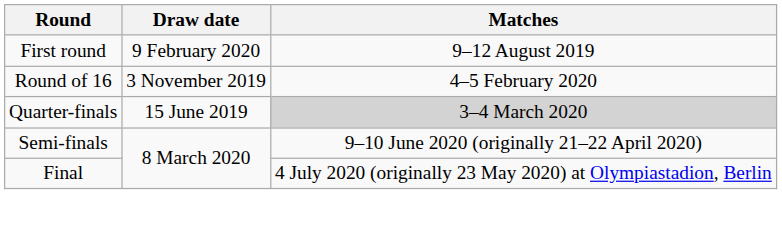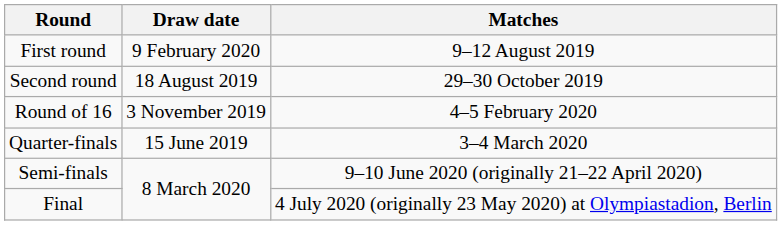+ row: (63, 81)
(523, 111) lightgrey background -> (523, 142) no background
